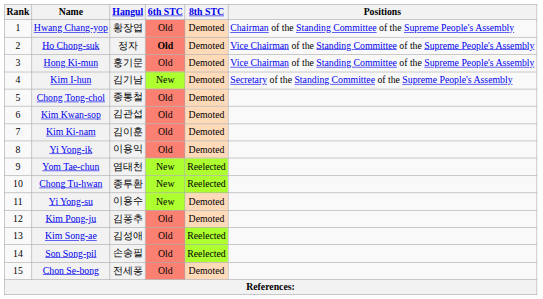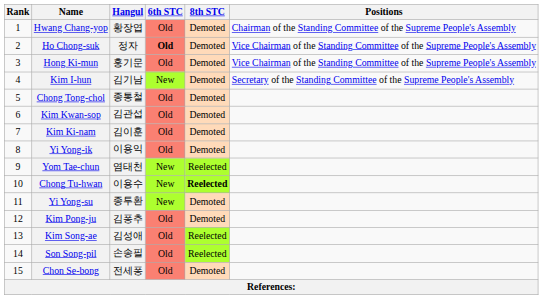(128, 184) 종투환 -> (128, 184) 이용수
(206, 184) normal -> (207, 184) bold
(128, 201) 이용수 -> (128, 201) 종투환
